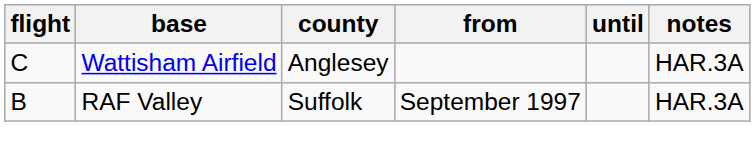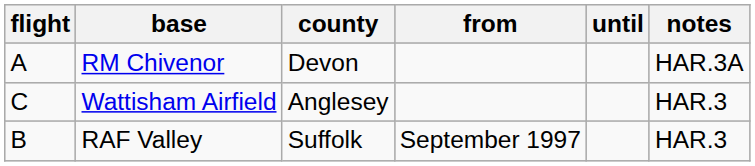+ row: (153, 62)
(699, 62) HAR.3A -> (691, 101) HAR.3
(699, 101) HAR.3A -> (691, 140) HAR.3
